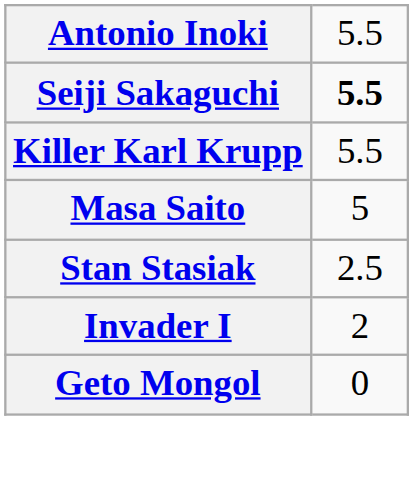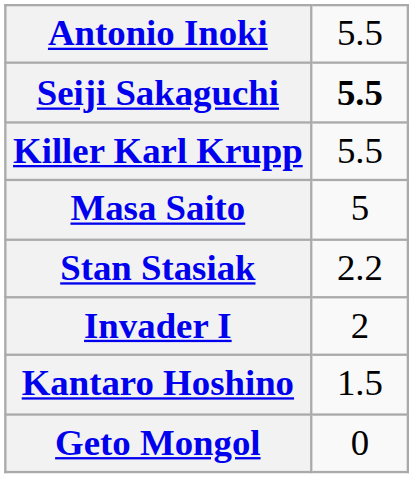(360, 267) 2.5 -> (360, 267) 2.2
+ row: (158, 383)
